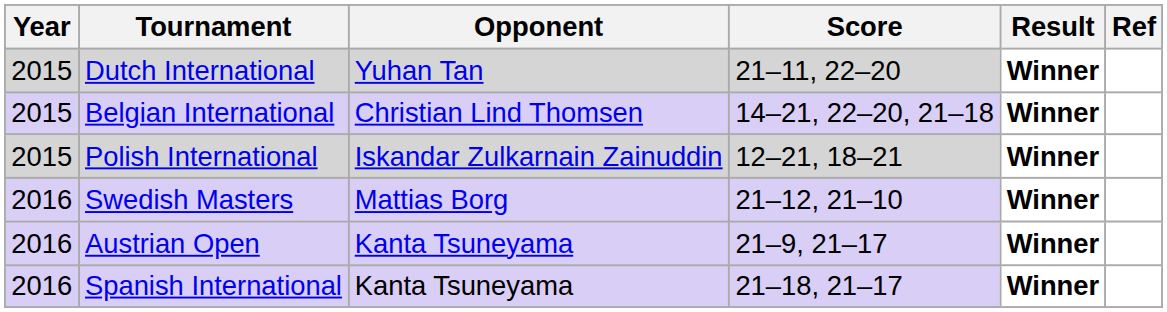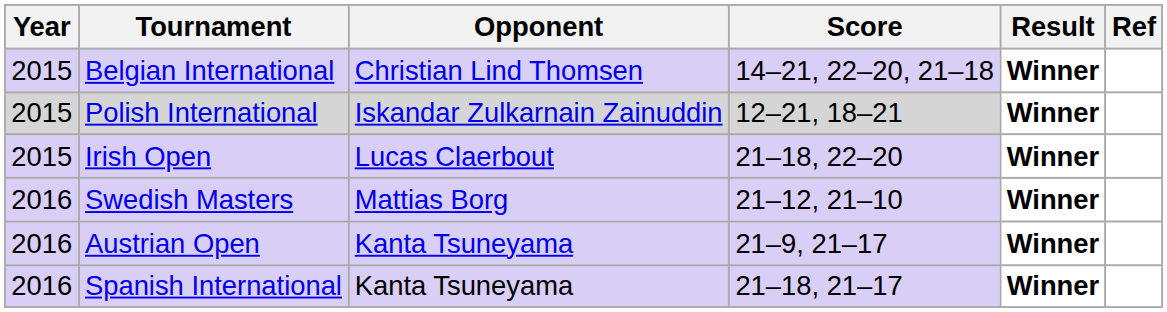- row: (200, 70)
+ row: (148, 157)
